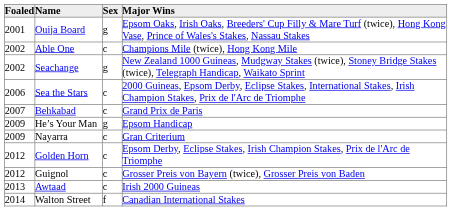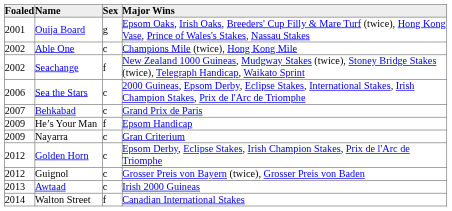(105, 67) g -> (105, 67) f
(105, 123) g -> (105, 123) f
